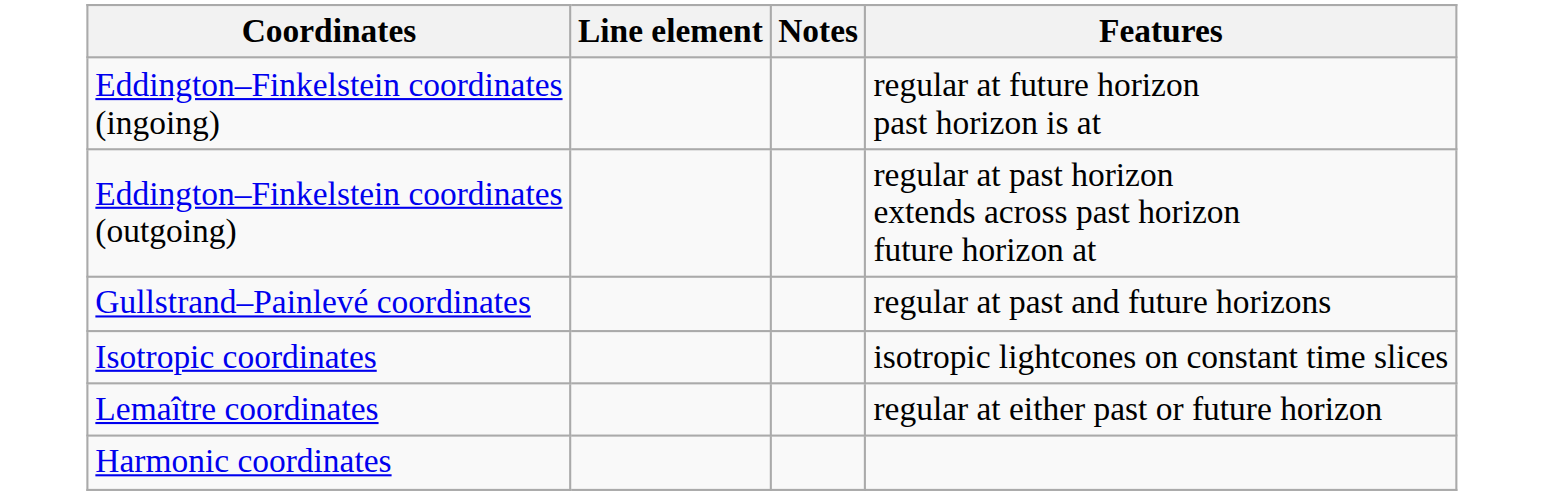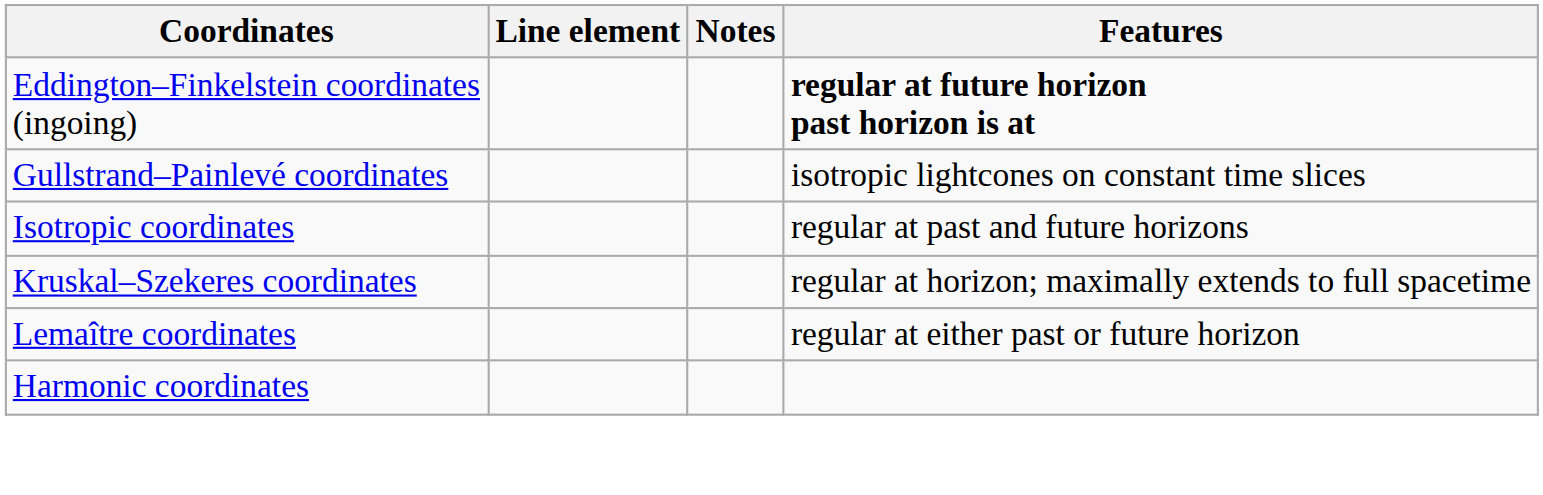(1036, 102) normal -> (969, 102) bold
- row: (329, 212)
(1102, 302) regular at past and future horizons -> (1078, 174) isotropic lightcones on constant time slices
(1161, 356) isotropic lightcones on constant time slices -> (1020, 227) regular at past and future horizons
+ row: (215, 280)
